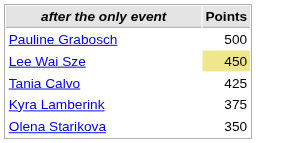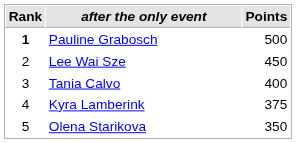+ column: (25, 16)
(236, 61) khaki background -> (276, 61) no background
(236, 83) 425 -> (276, 83) 400
